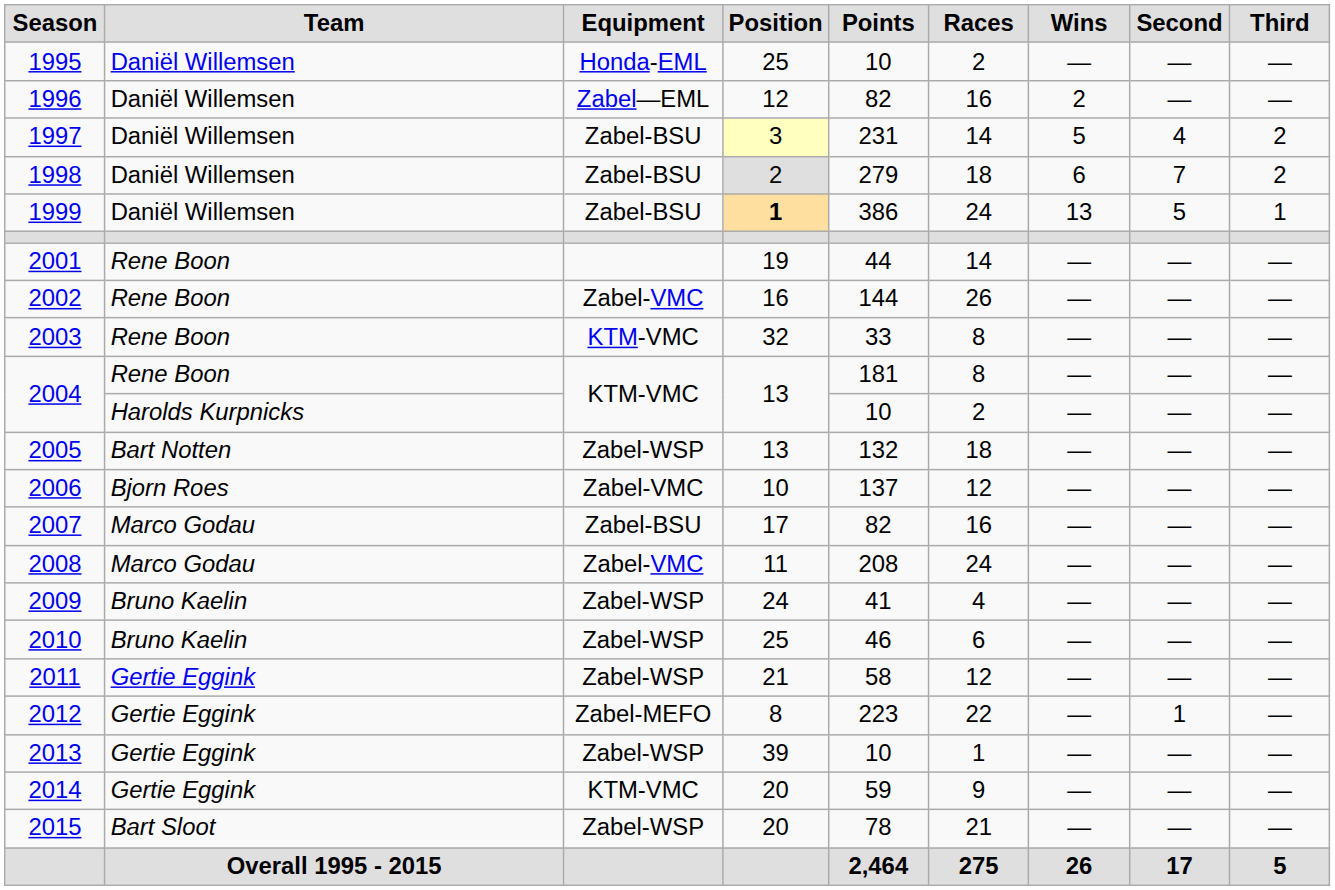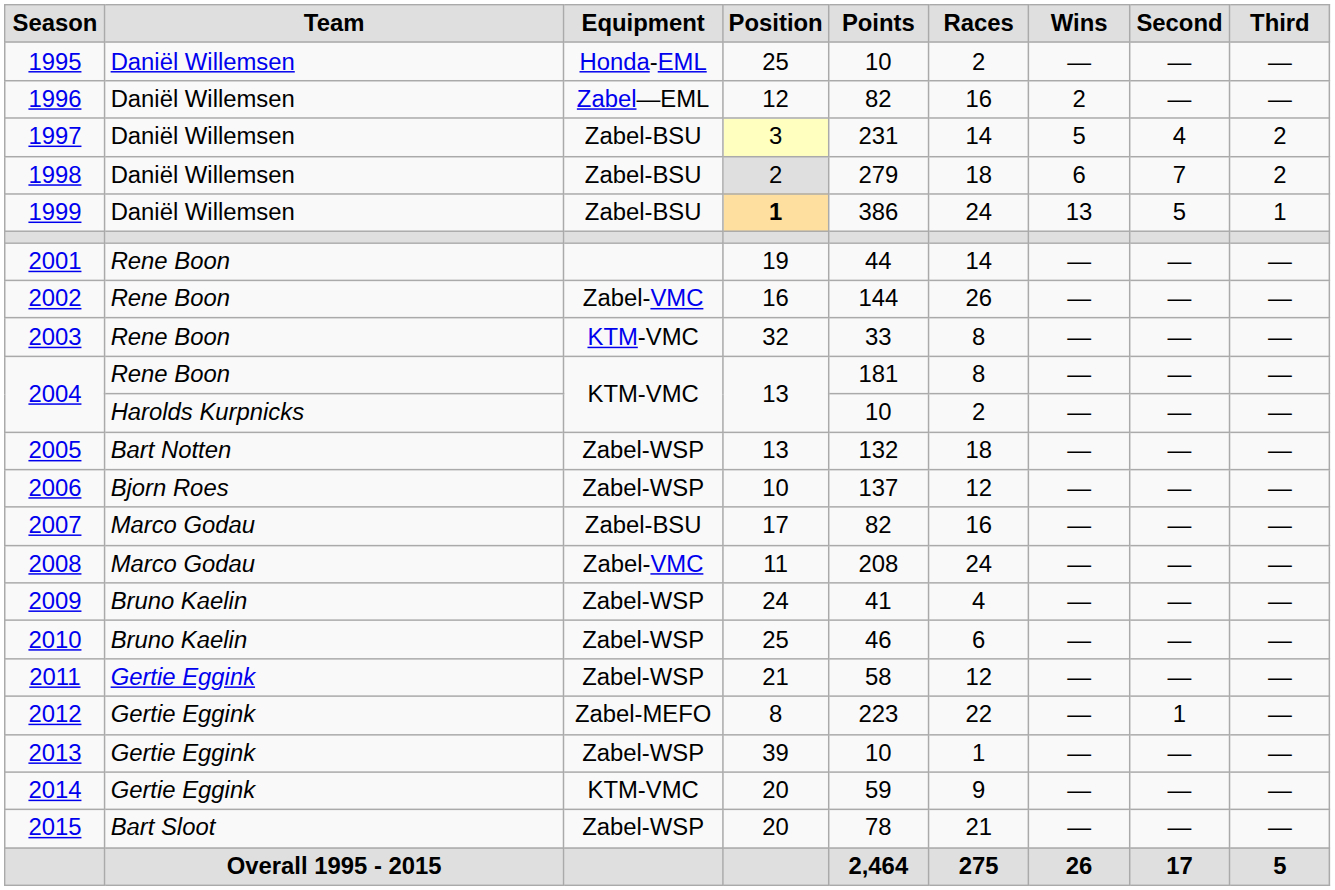(643, 488) Zabel-VMC -> (643, 488) Zabel-WSP
